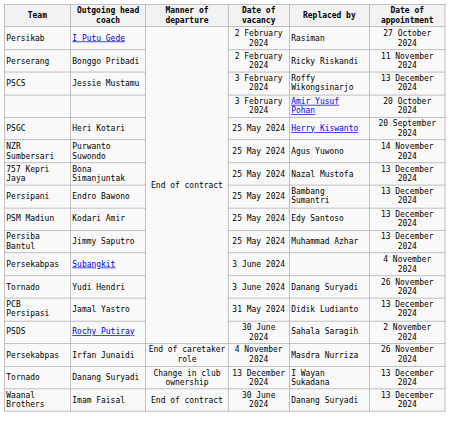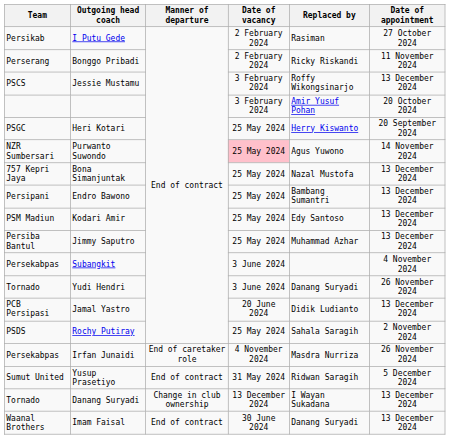(259, 151) no background -> (259, 151) pink background
(259, 310) 31 May 2024 -> (259, 310) 20 June 2024
(259, 332) 30 June 2024 -> (259, 332) 25 May 2024
+ row: (94, 378)
